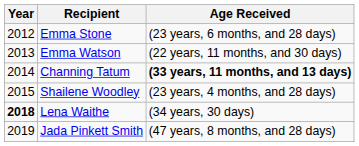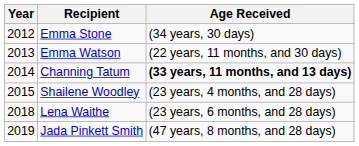(242, 33) (23 years, 6 months, and 28 days) -> (201, 33) (34 years, 30 days)
(21, 111) bold -> (21, 111) normal
(201, 111) (34 years, 30 days) -> (242, 111) (23 years, 6 months, and 28 days)
